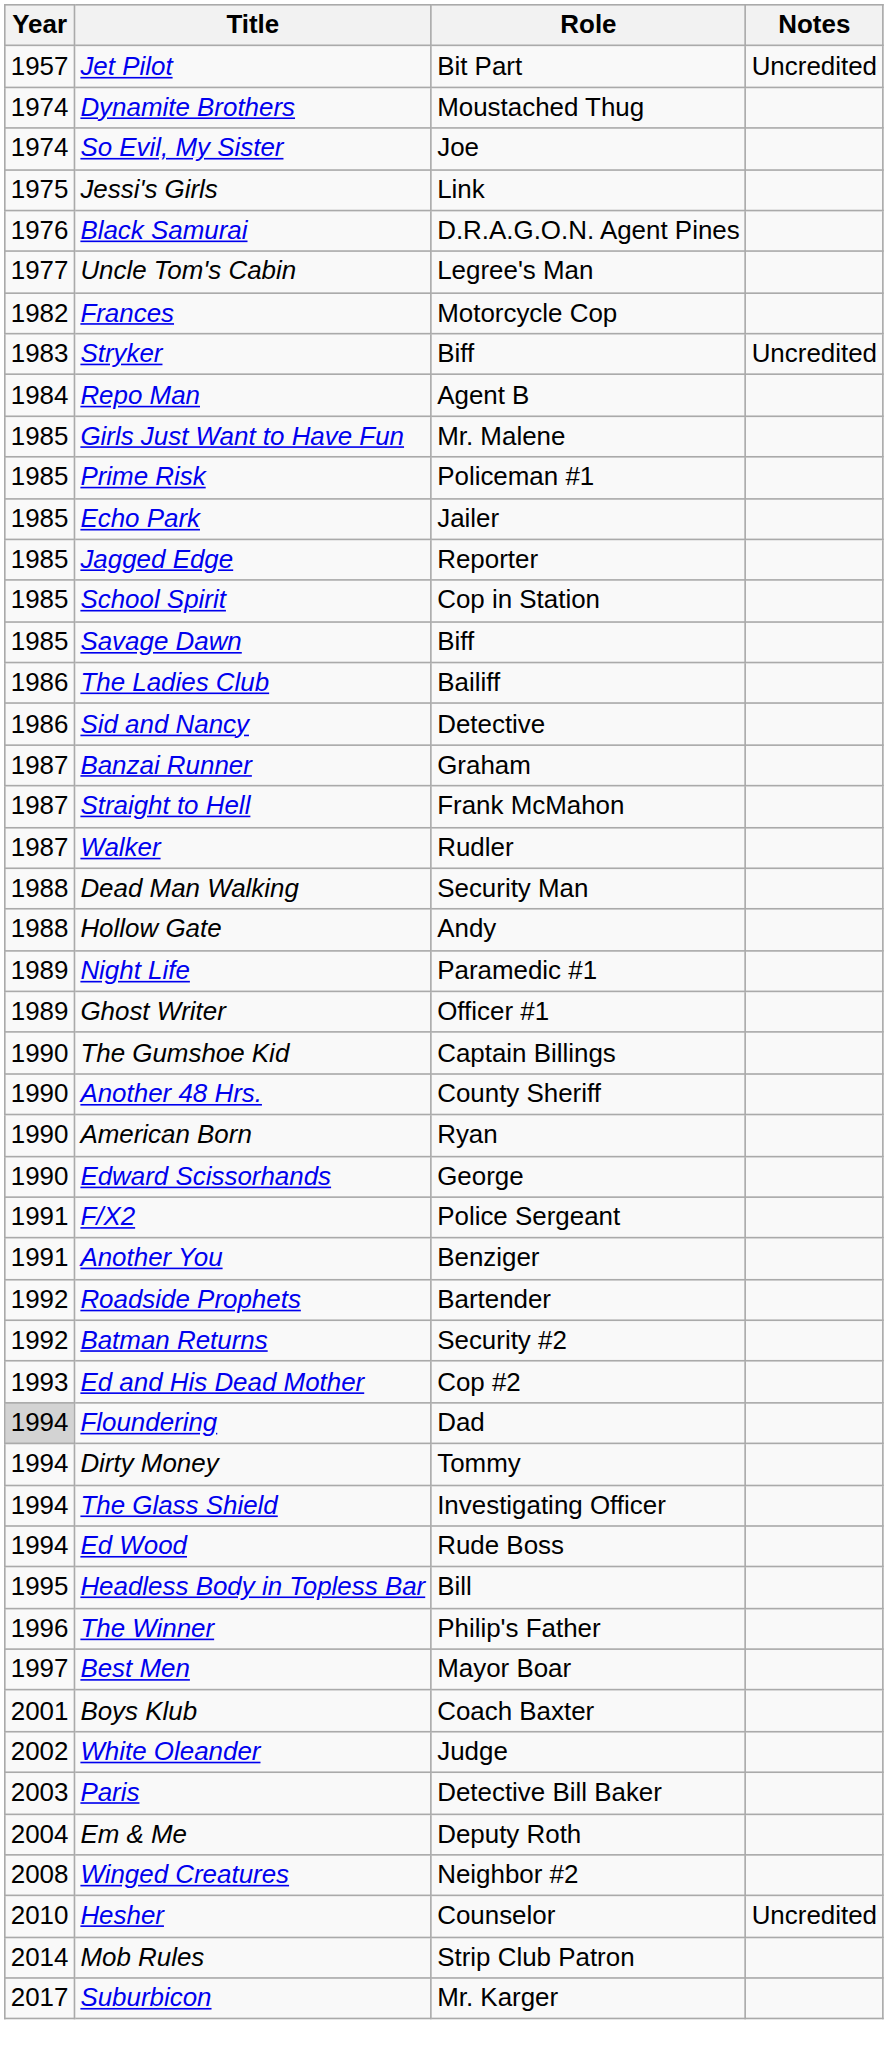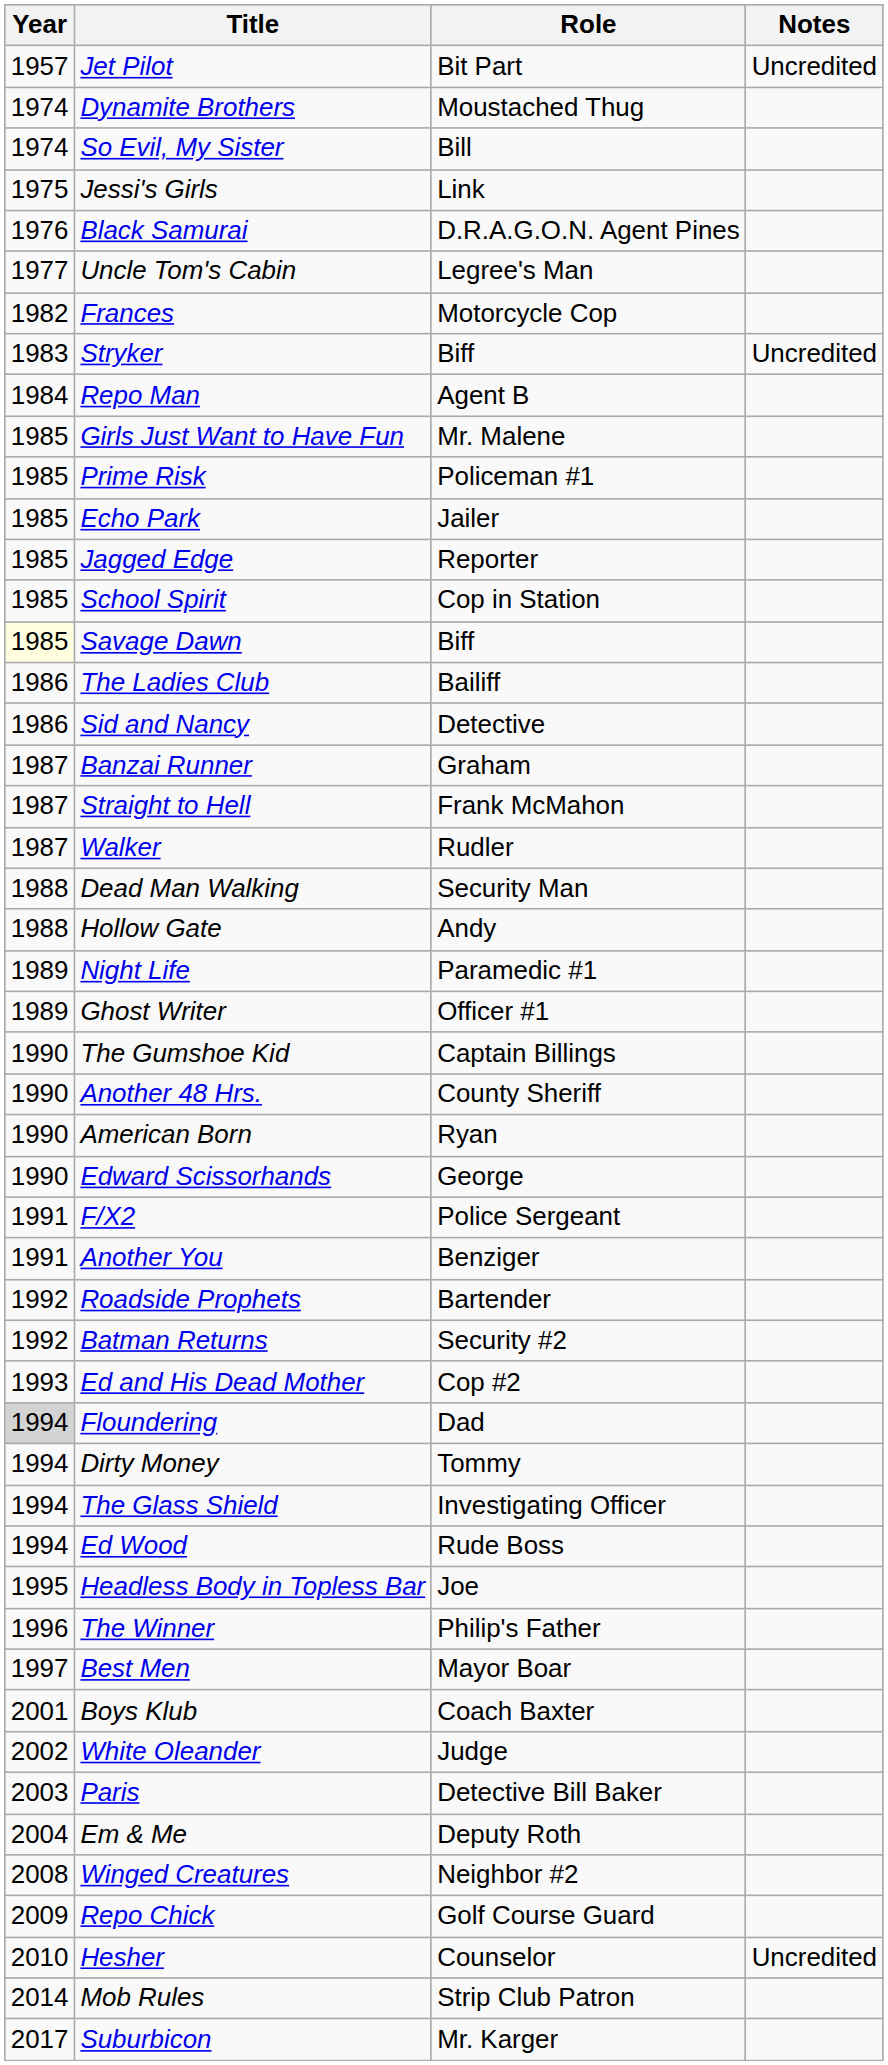(458, 148) Joe -> (454, 148) Bill
(40, 641) no background -> (40, 641) lightyellow background
(454, 1587) Bill -> (458, 1587) Joe
+ row: (147, 1915)
